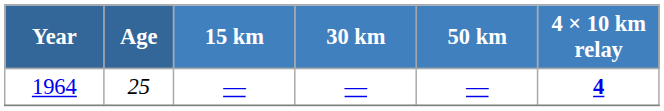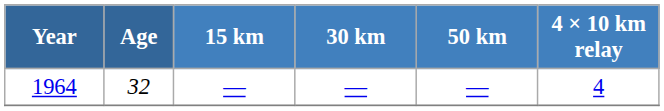(139, 86) 25 -> (139, 86) 32
(599, 86) bold -> (599, 86) normal
